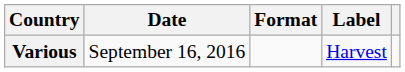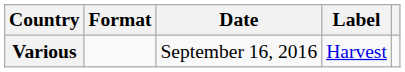columns swapped: (167, 19) <-> (286, 19)
